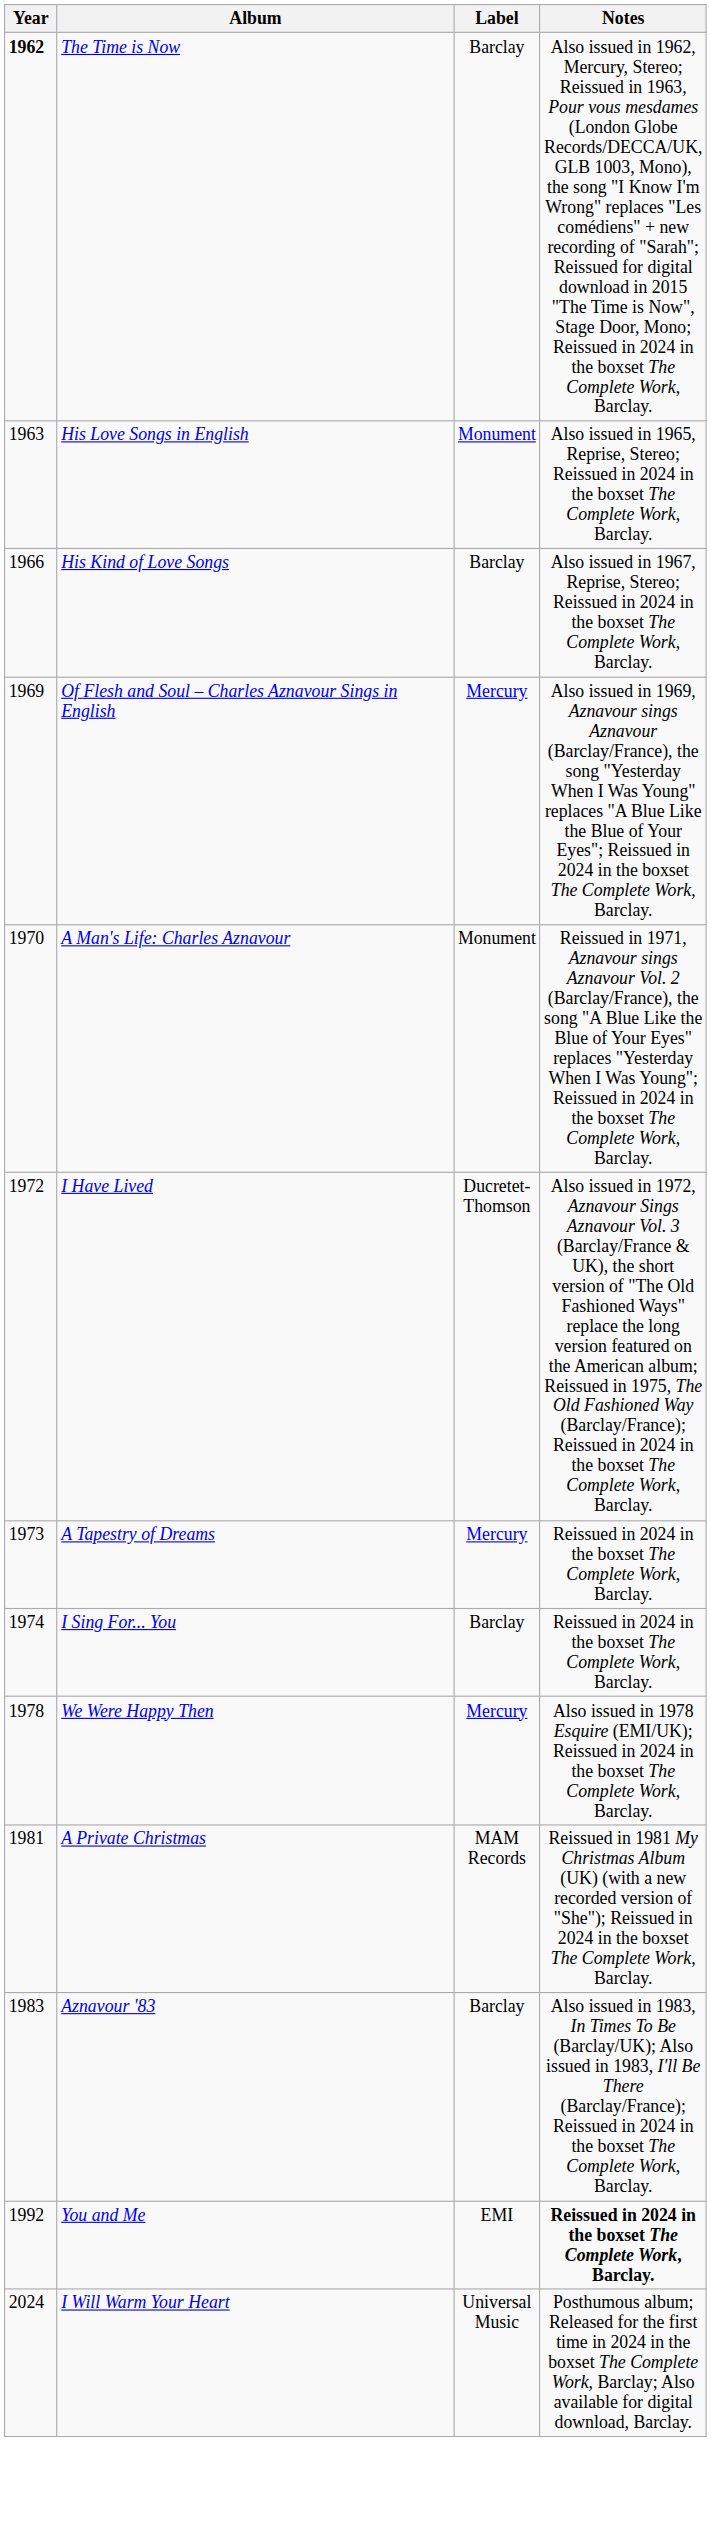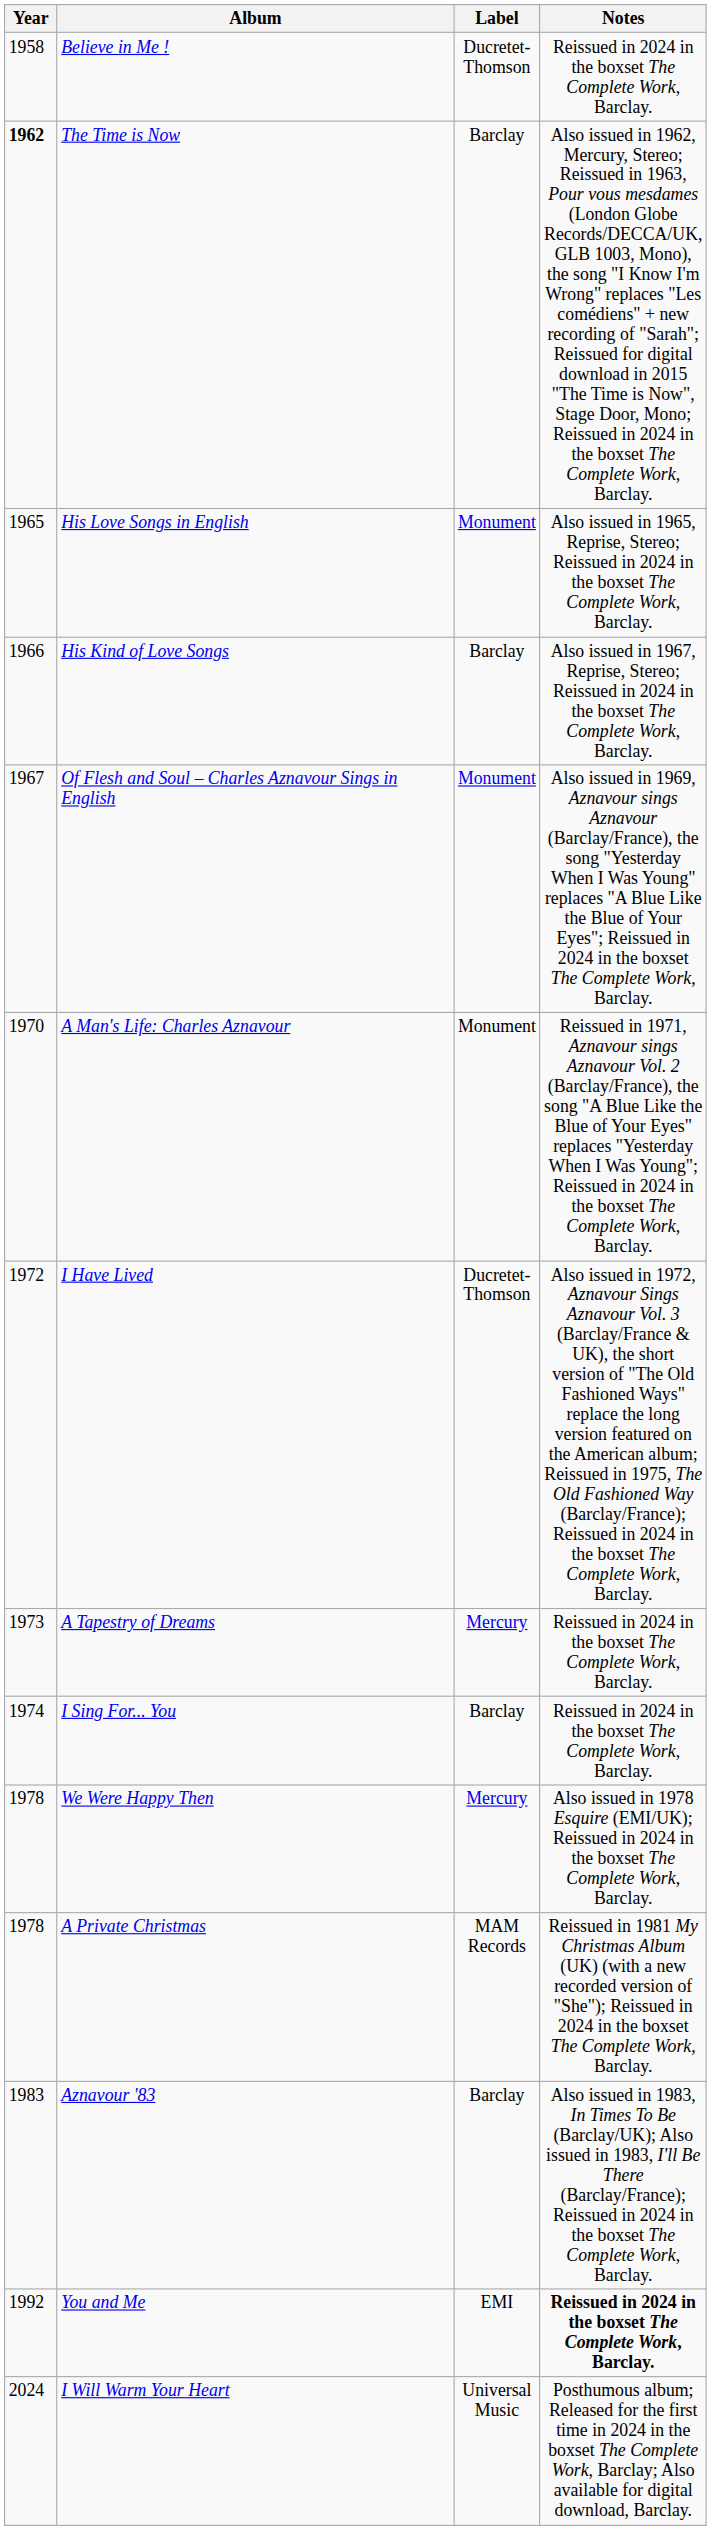+ row: (115, 46)
(26, 434) 1963 -> (26, 522) 1965
(26, 690) 1969 -> (26, 778) 1967
(497, 690) Mercury -> (497, 778) Monument
(26, 1838) 1981 -> (26, 1926) 1978
